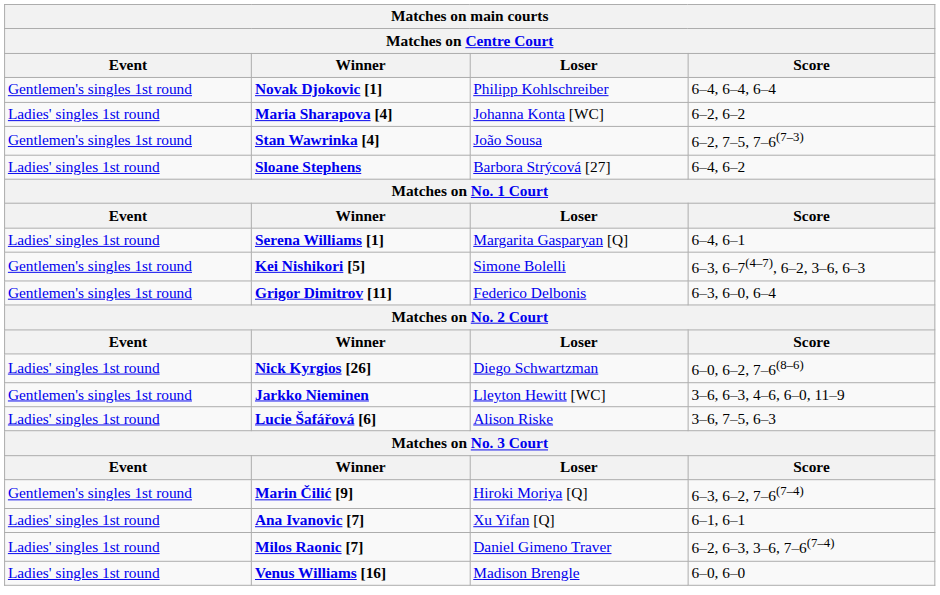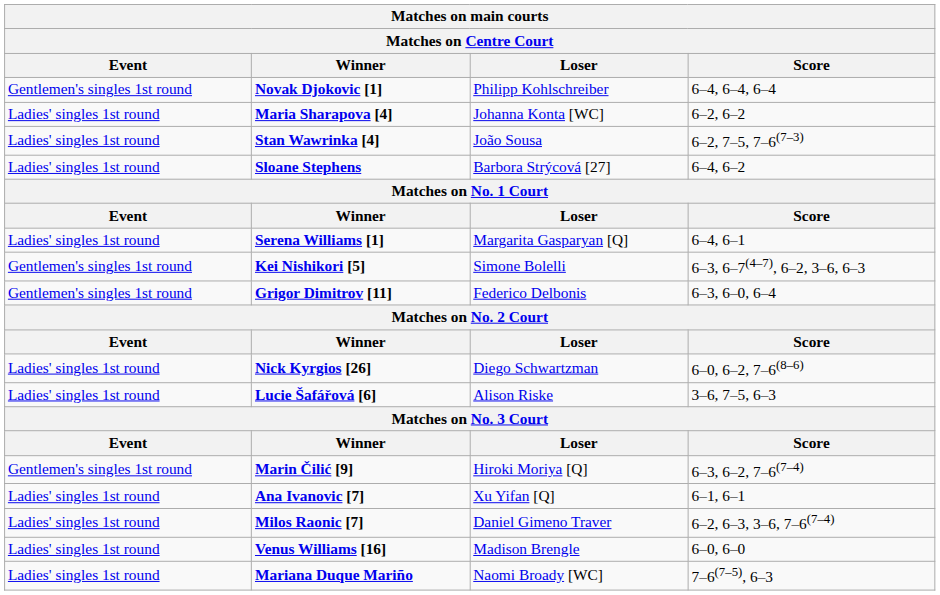(100, 140) Gentlemen's singles 1st round -> (84, 140) Ladies' singles 1st round
- row: (312, 394)
+ row: (334, 575)
